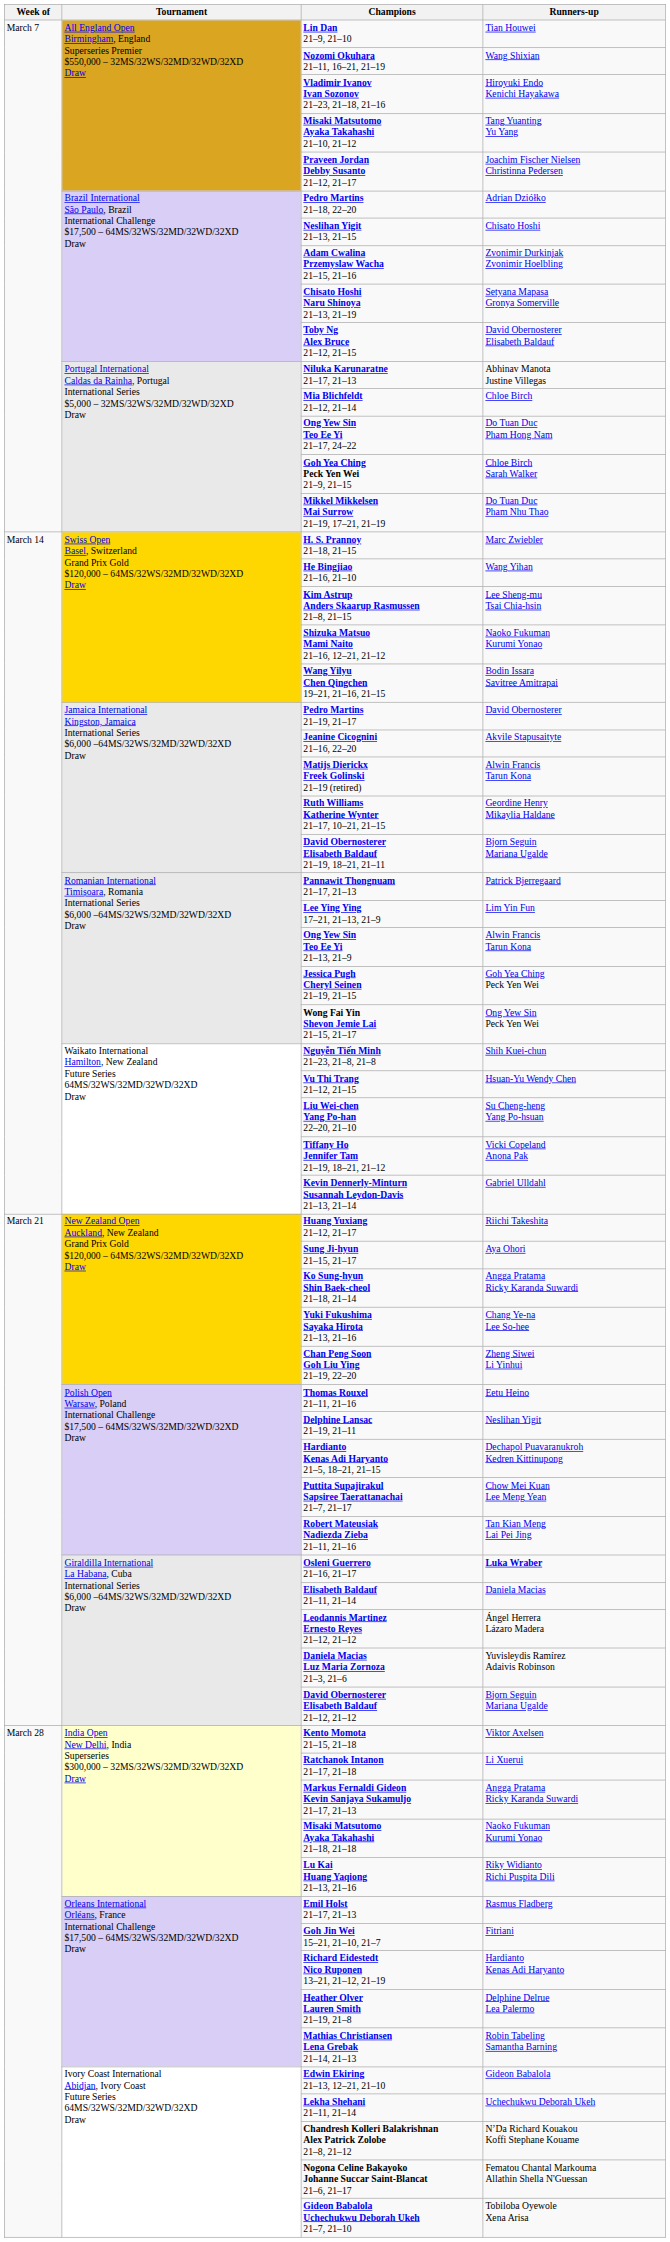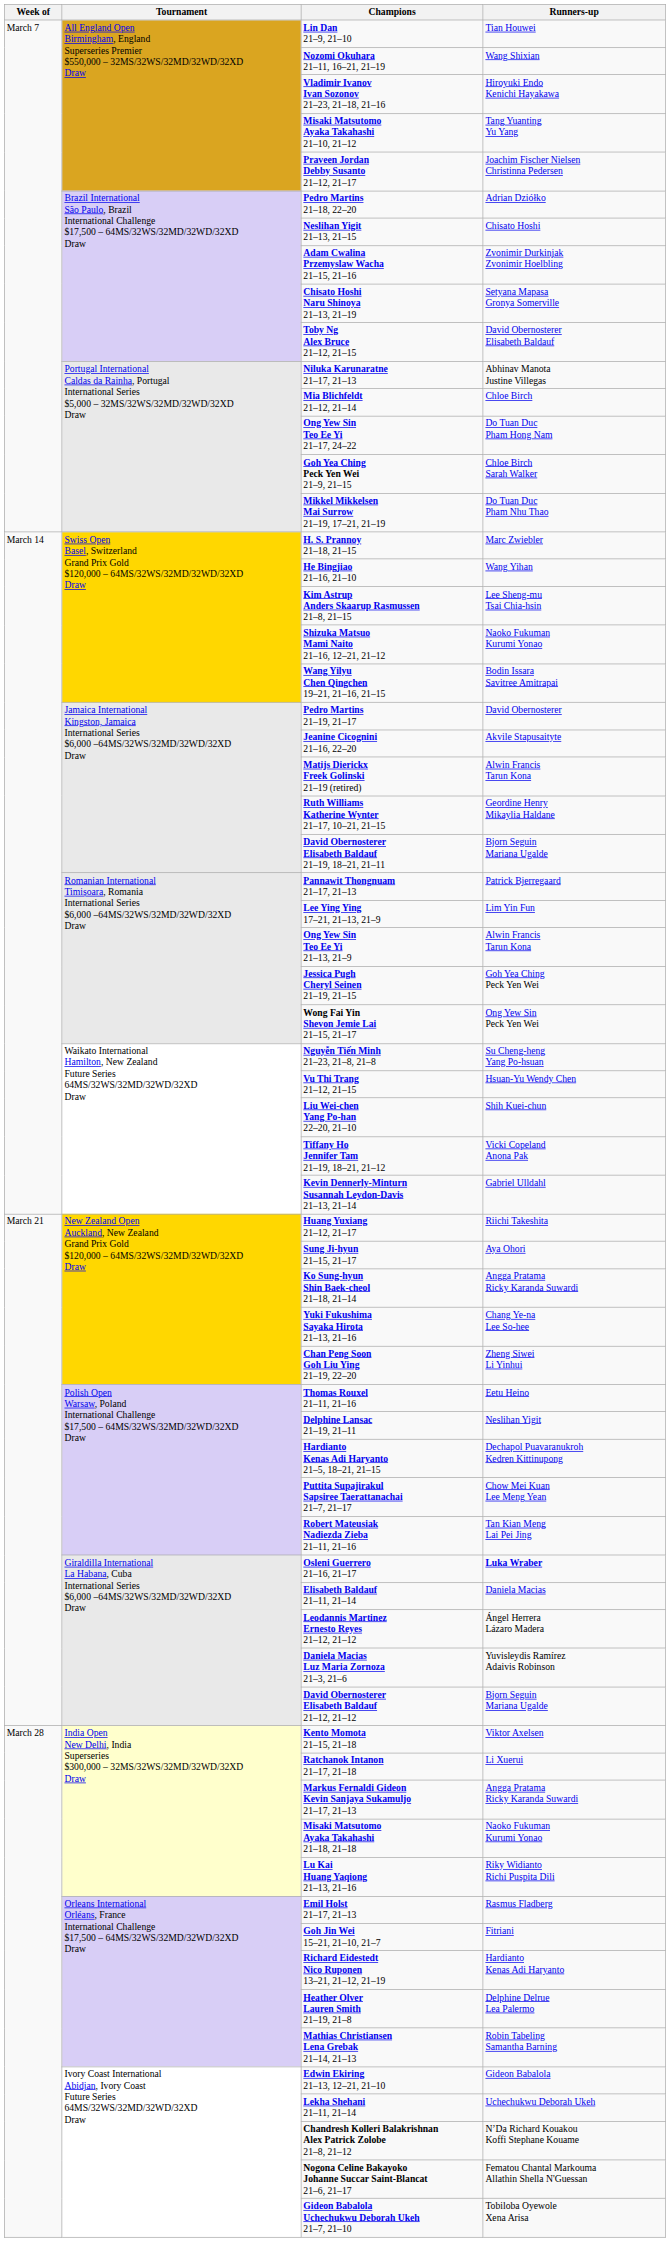(516, 1051) Shih Kuei-chun -> (515, 1056) Su Cheng-heng Yang Po-hsuan
(515, 1111) Su Cheng-heng Yang Po-hsuan -> (516, 1105) Shih Kuei-chun
